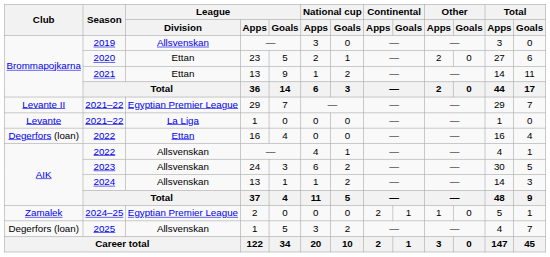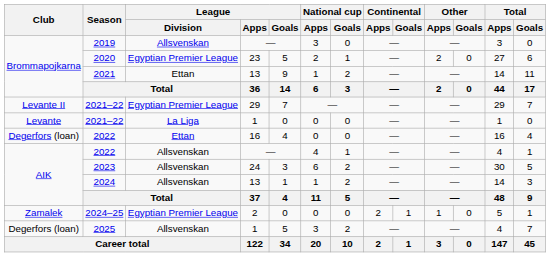(183, 58) Ettan -> (183, 58) Egyptian Premier League
